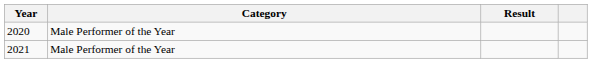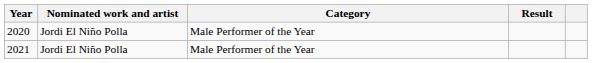+ column: (112, 13)
